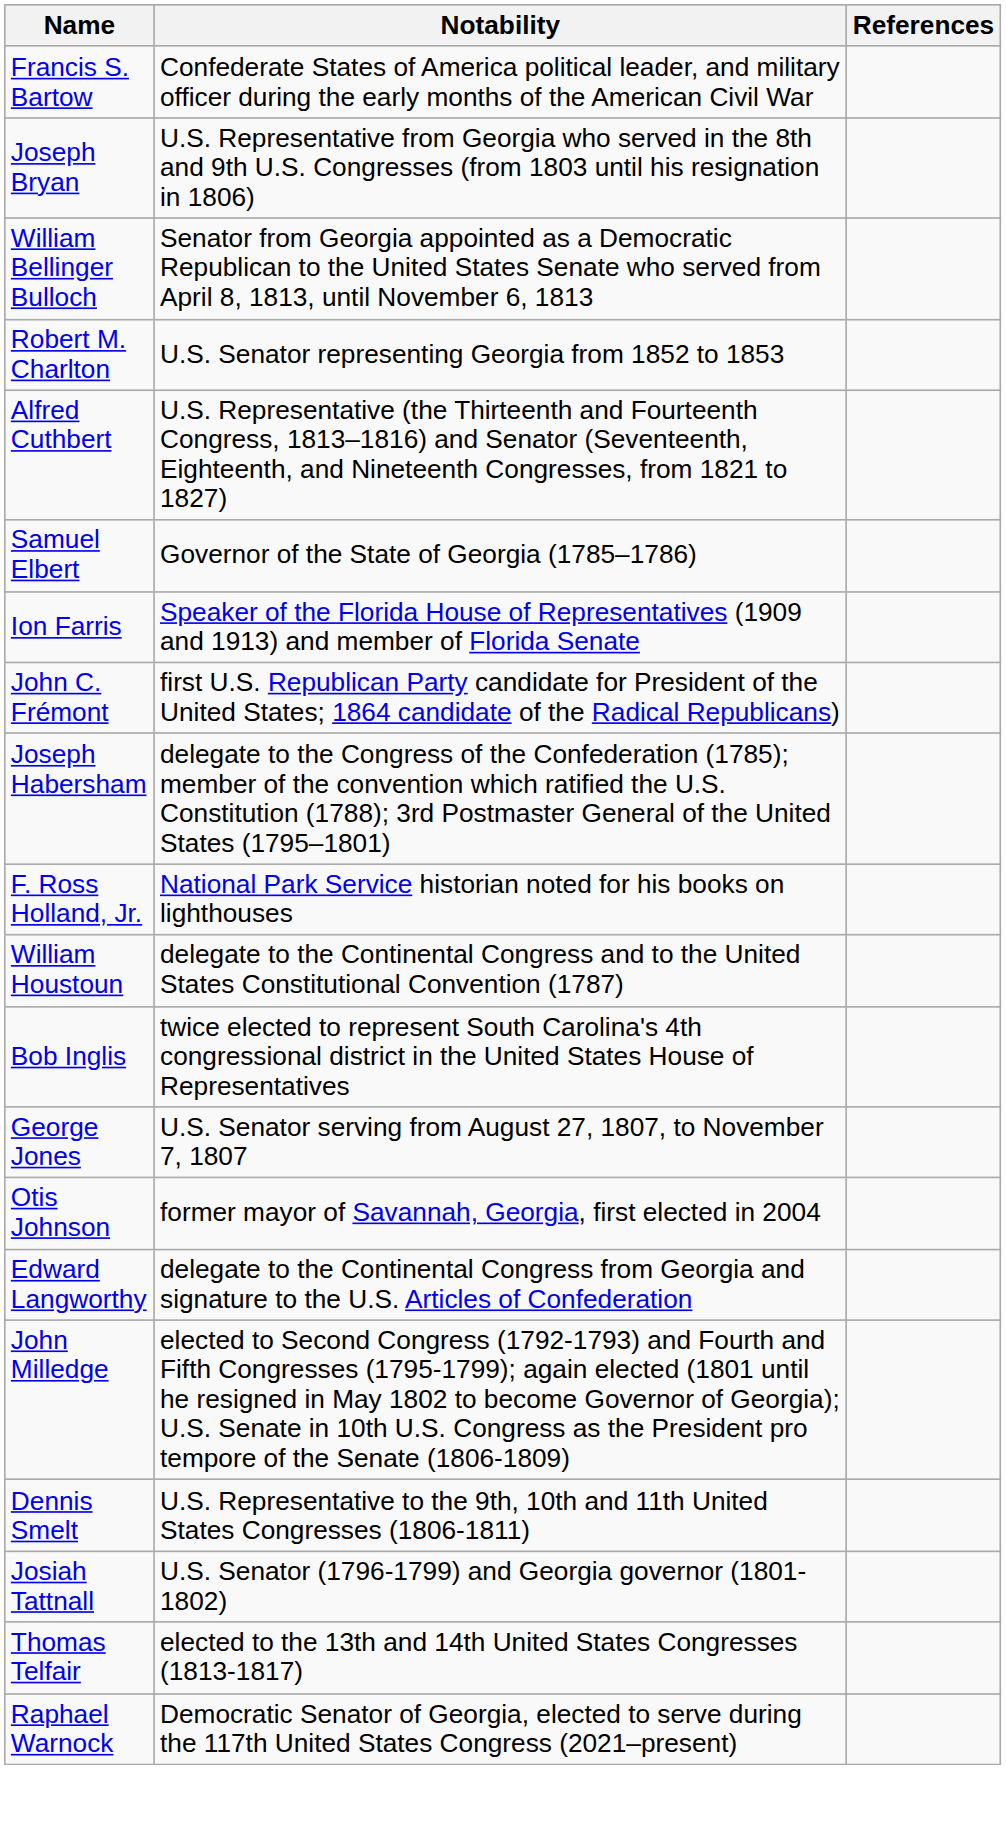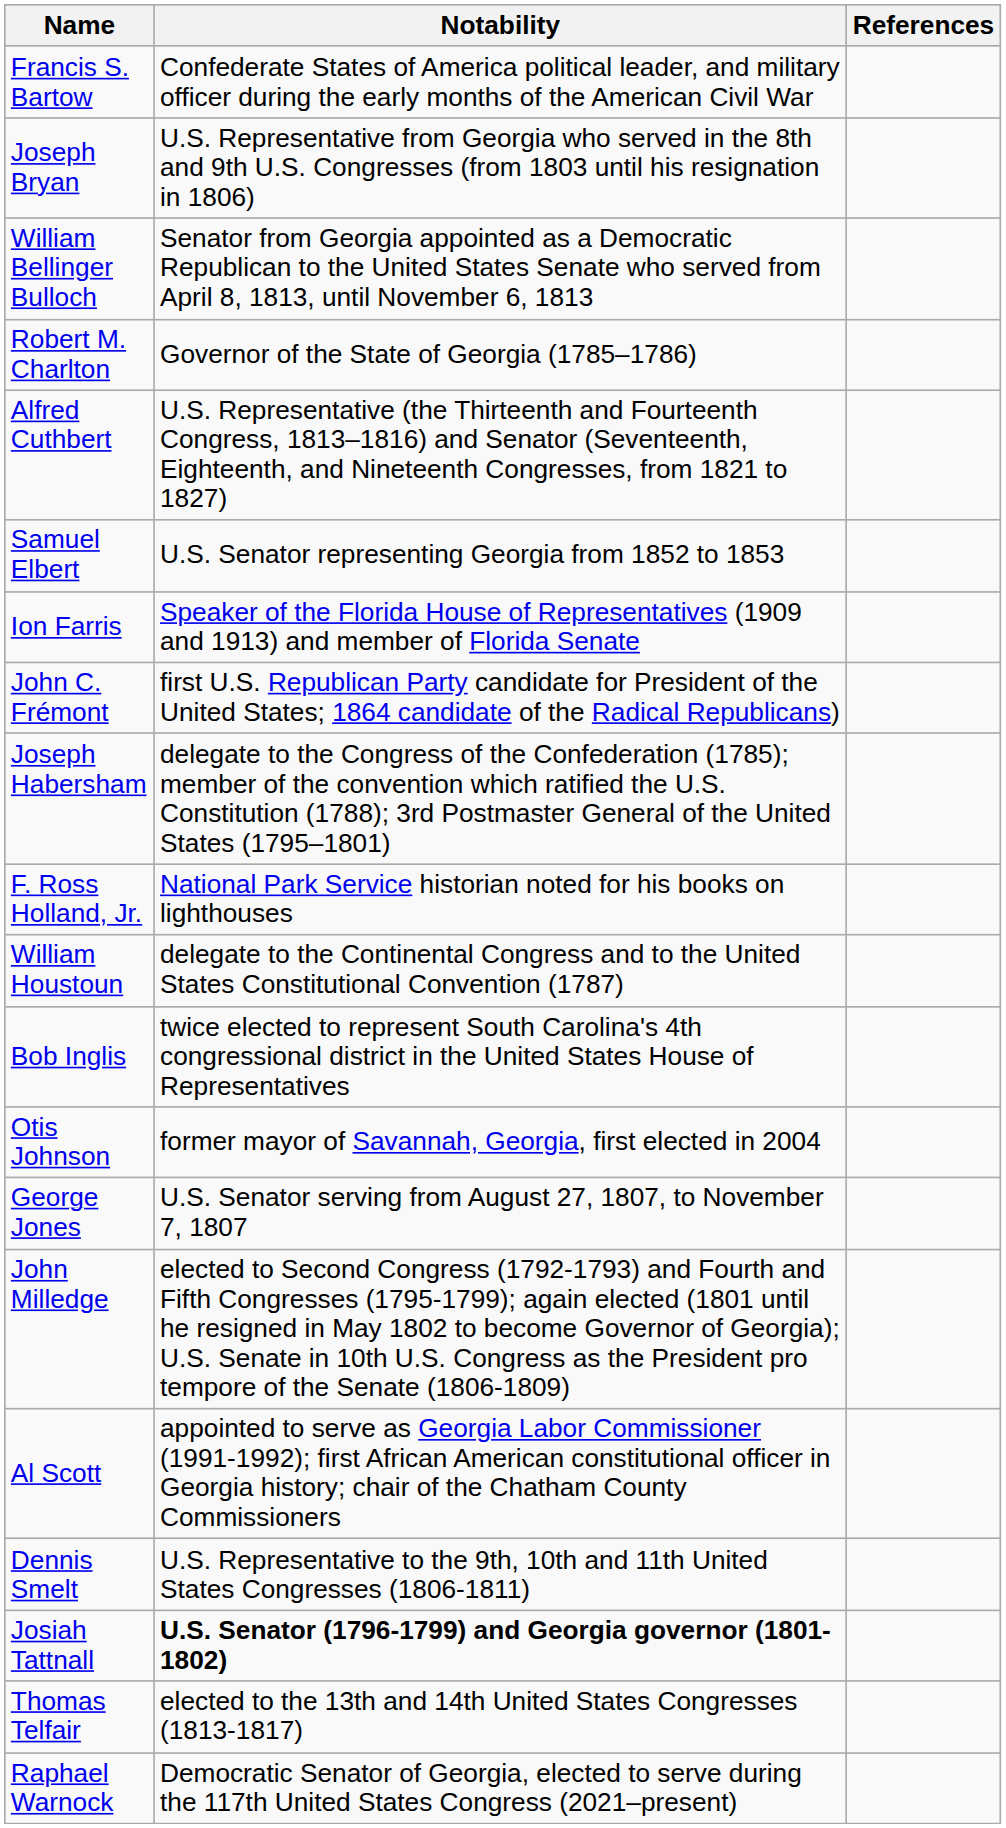(472, 354) U.S. Senator representing Georgia from 1852 to 1853 -> (428, 354) Governor of the State of Georgia (1785–1786)
(428, 555) Governor of the State of Georgia (1785–1786) -> (472, 555) U.S. Senator representing Georgia from 1852 to 1853
rows swapped: (60, 1213) <-> (55, 1141)
- row: (79, 1284)
+ row: (56, 1473)
(483, 1586) normal -> (495, 1645) bold
